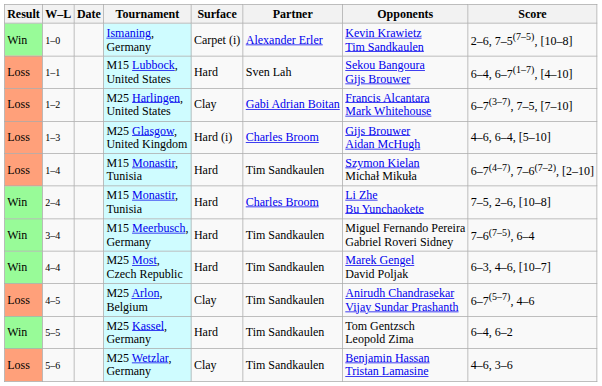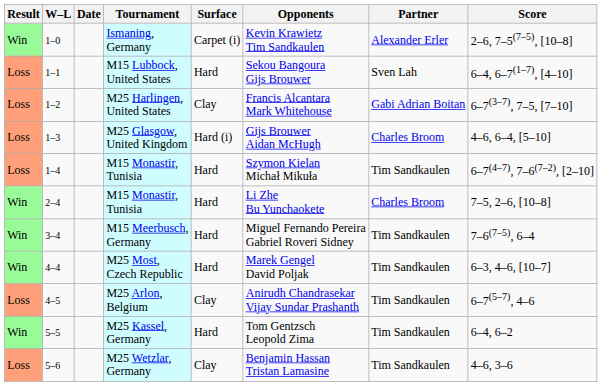columns swapped: (293, 14) <-> (405, 14)
